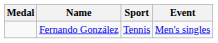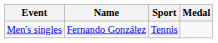columns swapped: (21, 13) <-> (183, 13)
